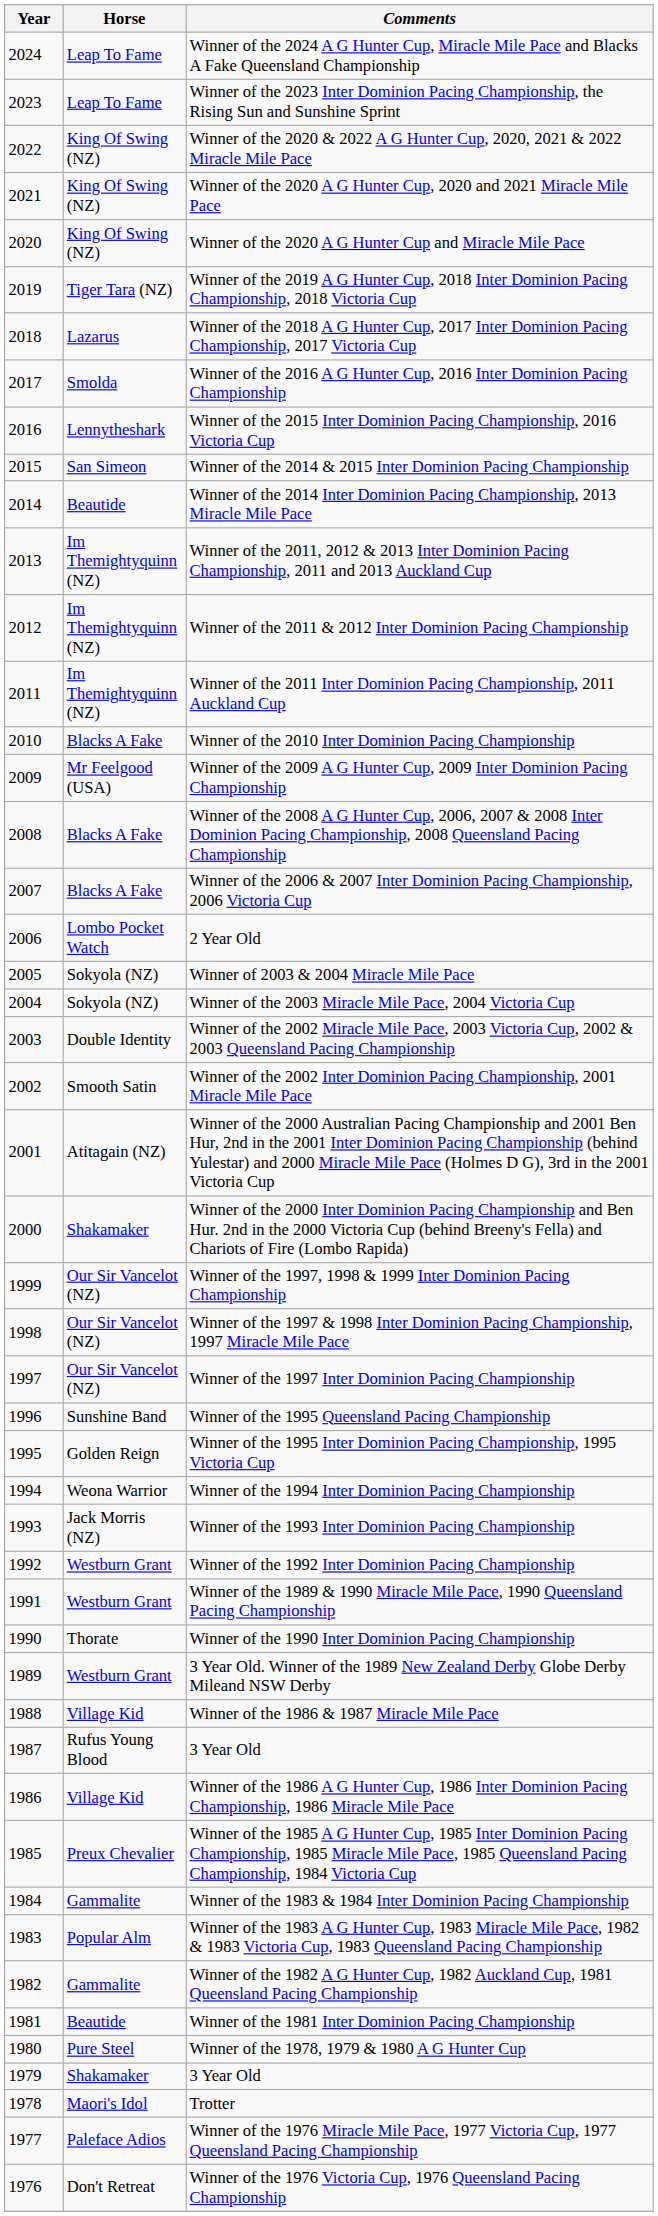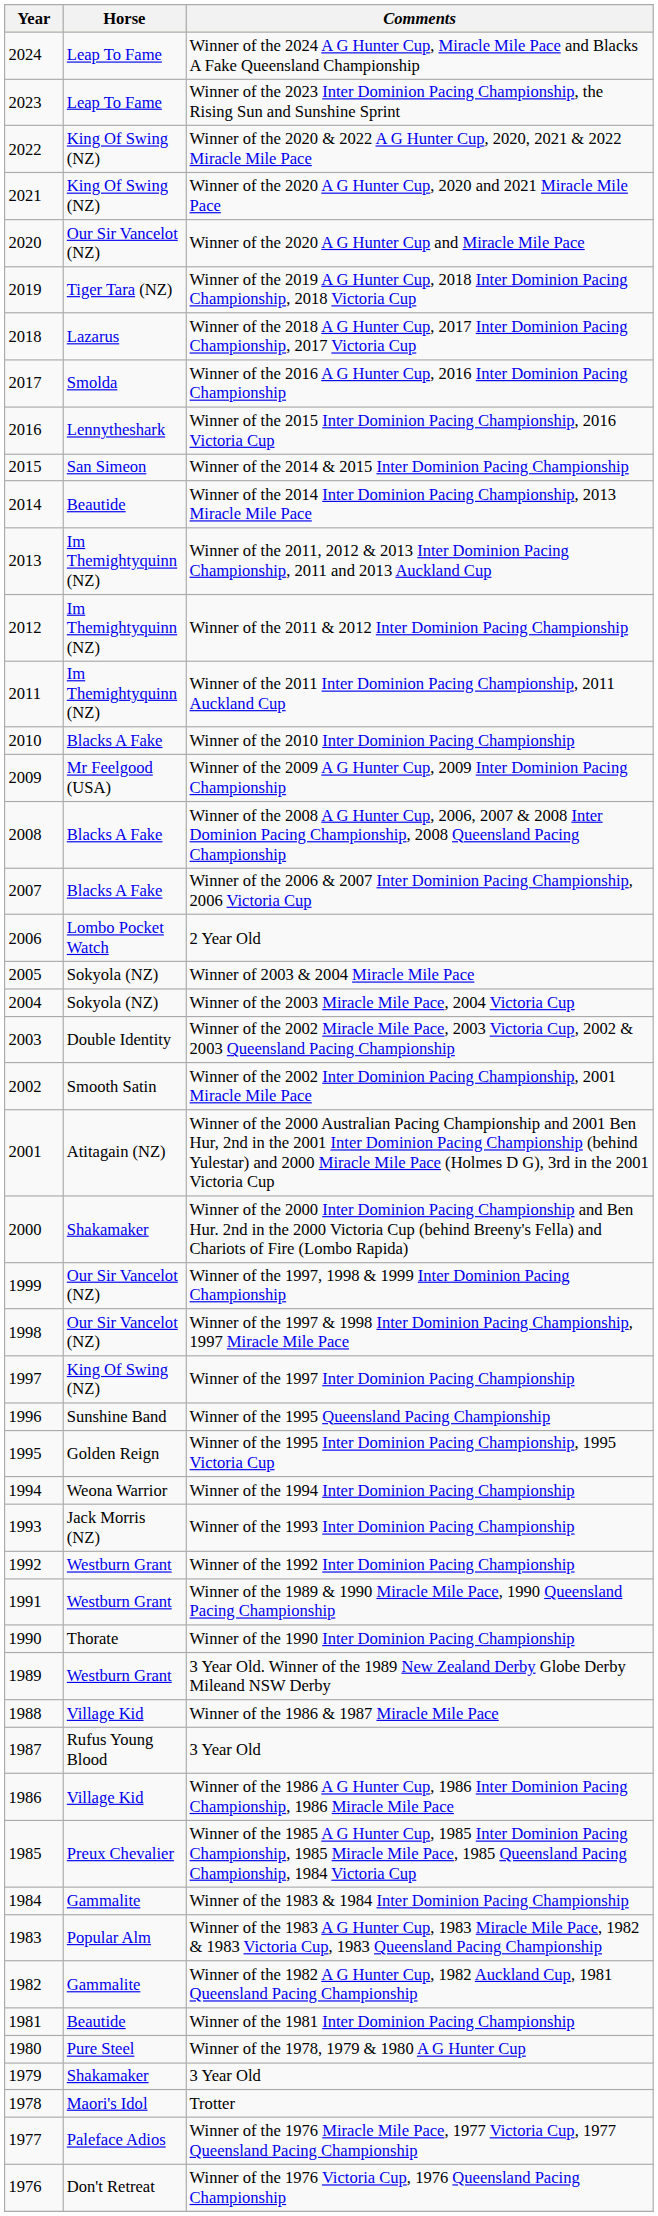(117, 243) King Of Swing (NZ) -> (122, 243) Our Sir Vancelot (NZ)
(122, 1379) Our Sir Vancelot (NZ) -> (117, 1379) King Of Swing (NZ)
